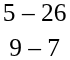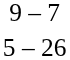rows swapped: (35, 13) <-> (35, 48)
